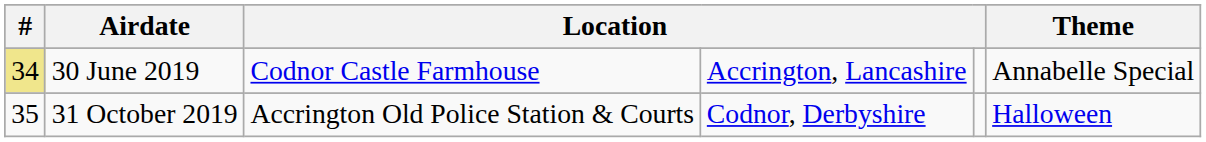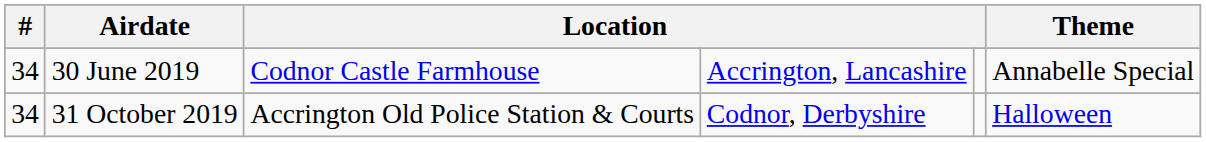(25, 70) khaki background -> (25, 70) no background
(25, 114) 35 -> (25, 114) 34
